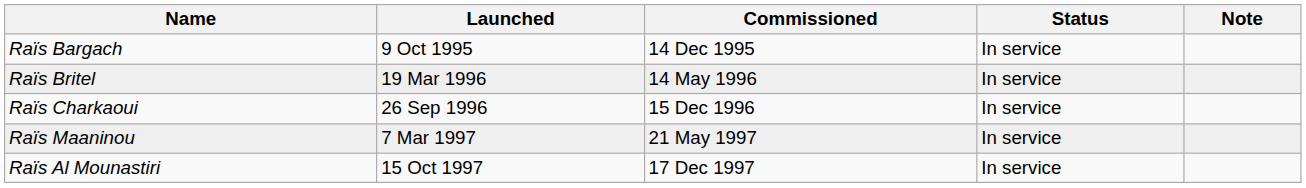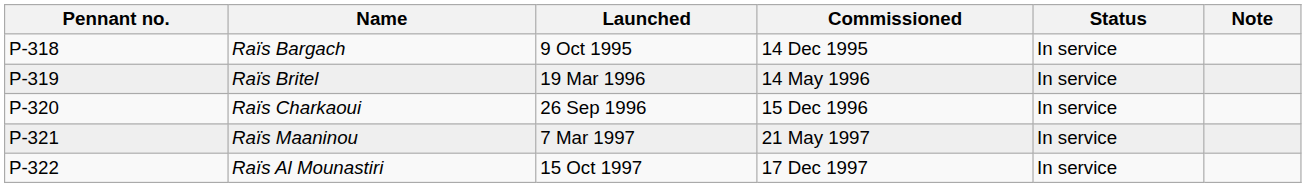+ column: (116, 19)
